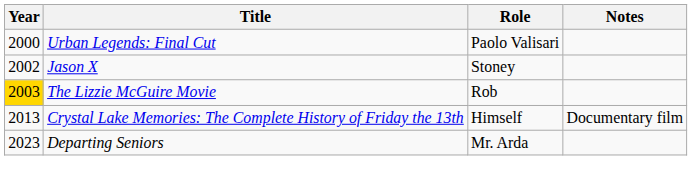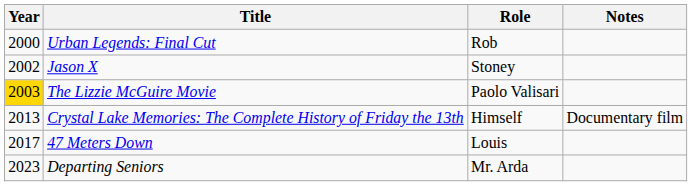(515, 42) Paolo Valisari -> (484, 42) Rob
(484, 92) Rob -> (515, 92) Paolo Valisari
+ row: (100, 142)
